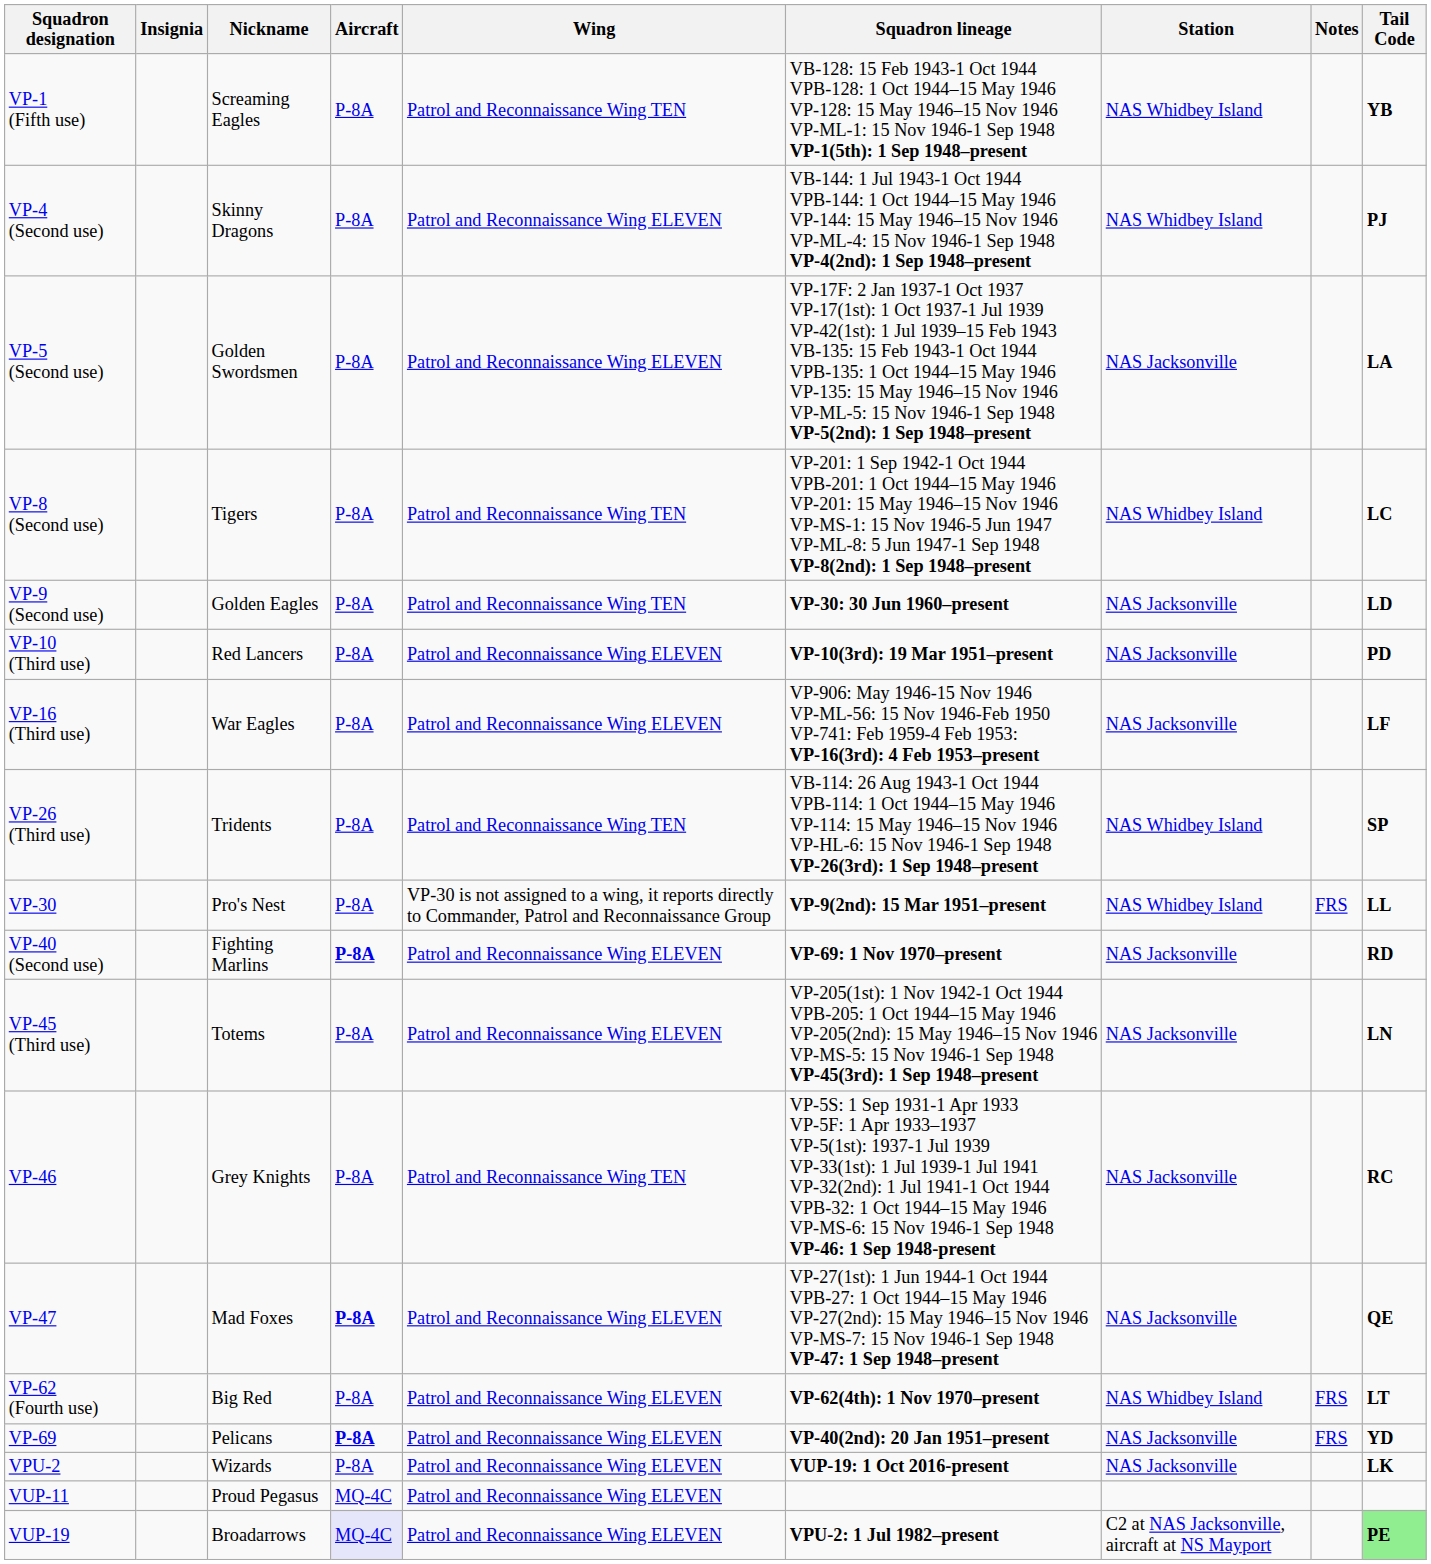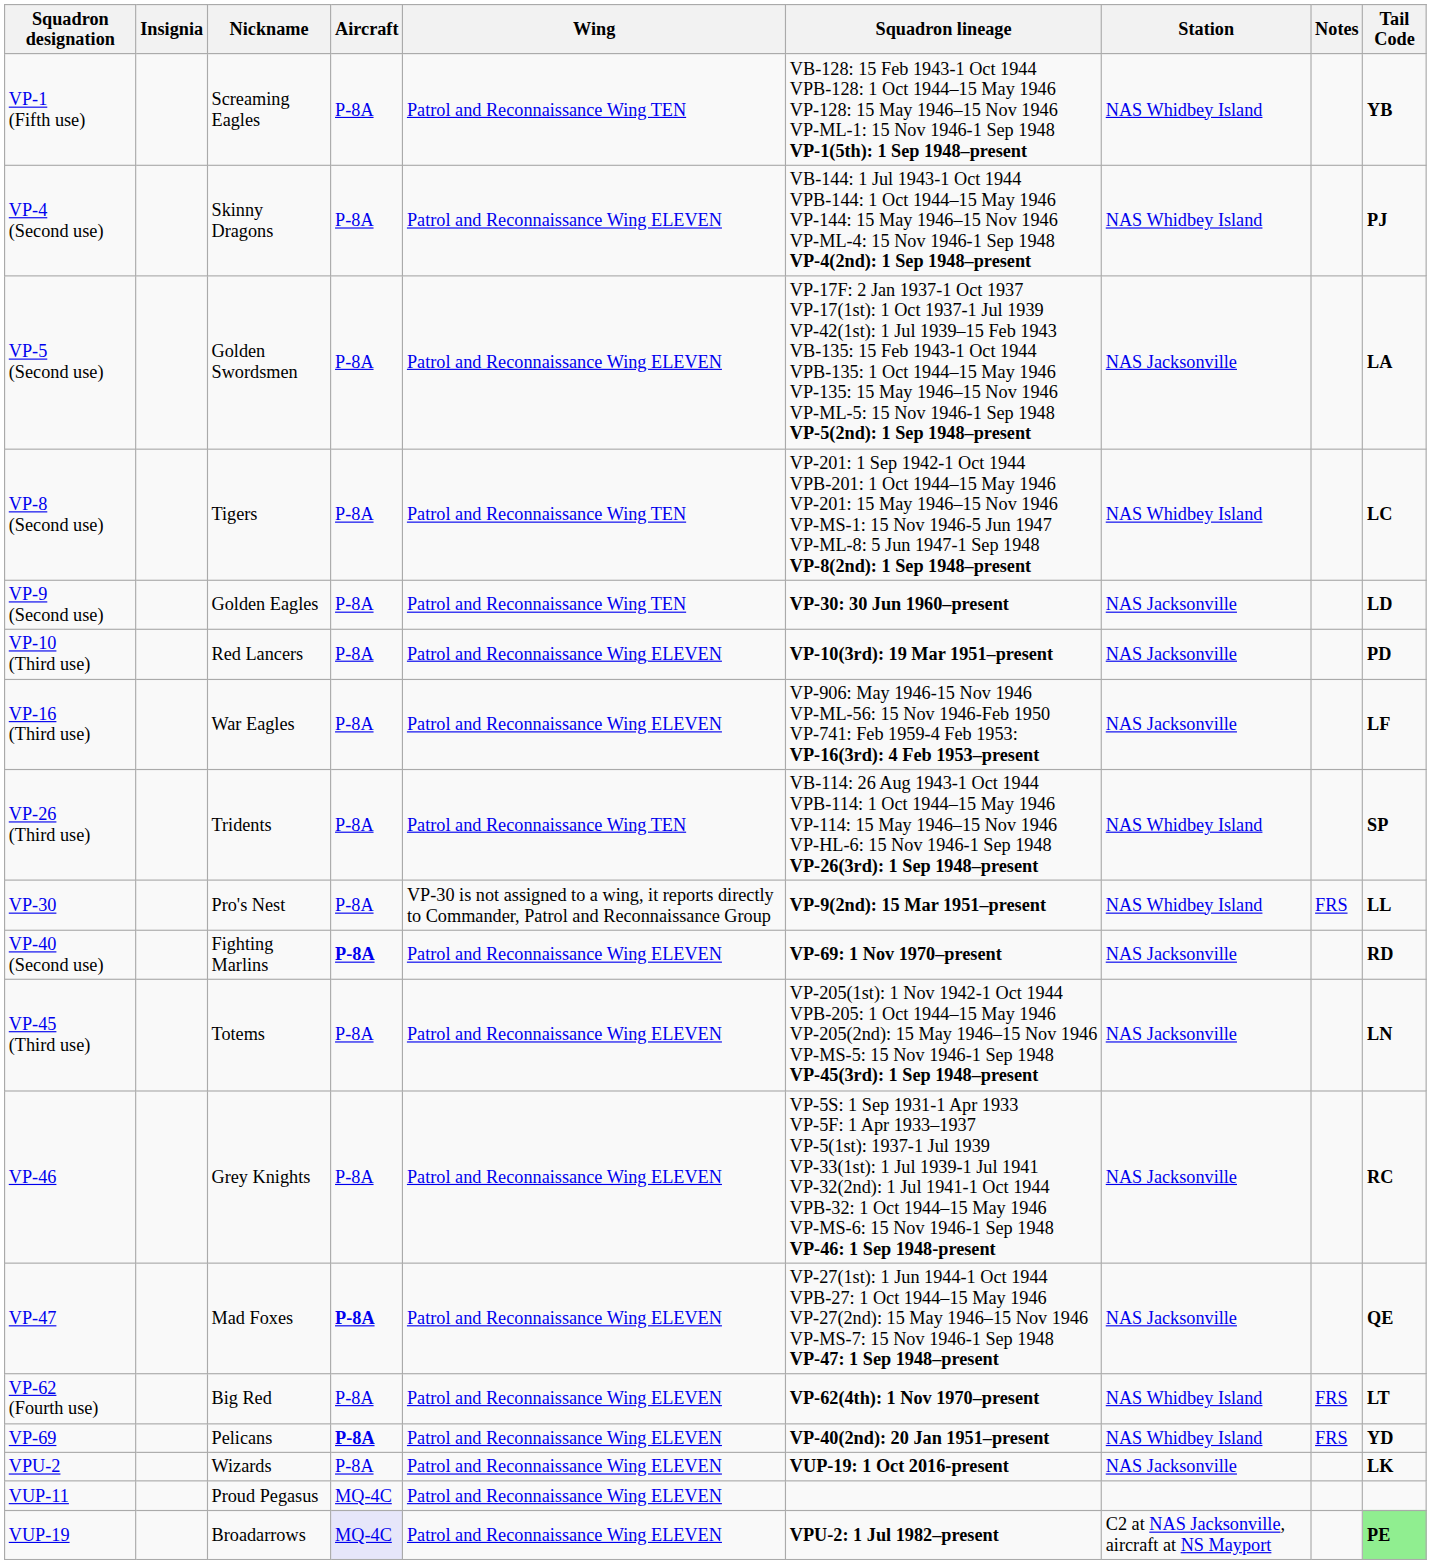(547, 1176) Patrol and Reconnaissance Wing TEN -> (564, 1176) Patrol and Reconnaissance Wing ELEVEN
(1171, 1437) NAS Jacksonville -> (1184, 1437) NAS Whidbey Island
